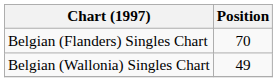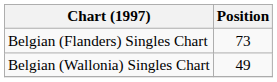(243, 40) 70 -> (243, 40) 73
